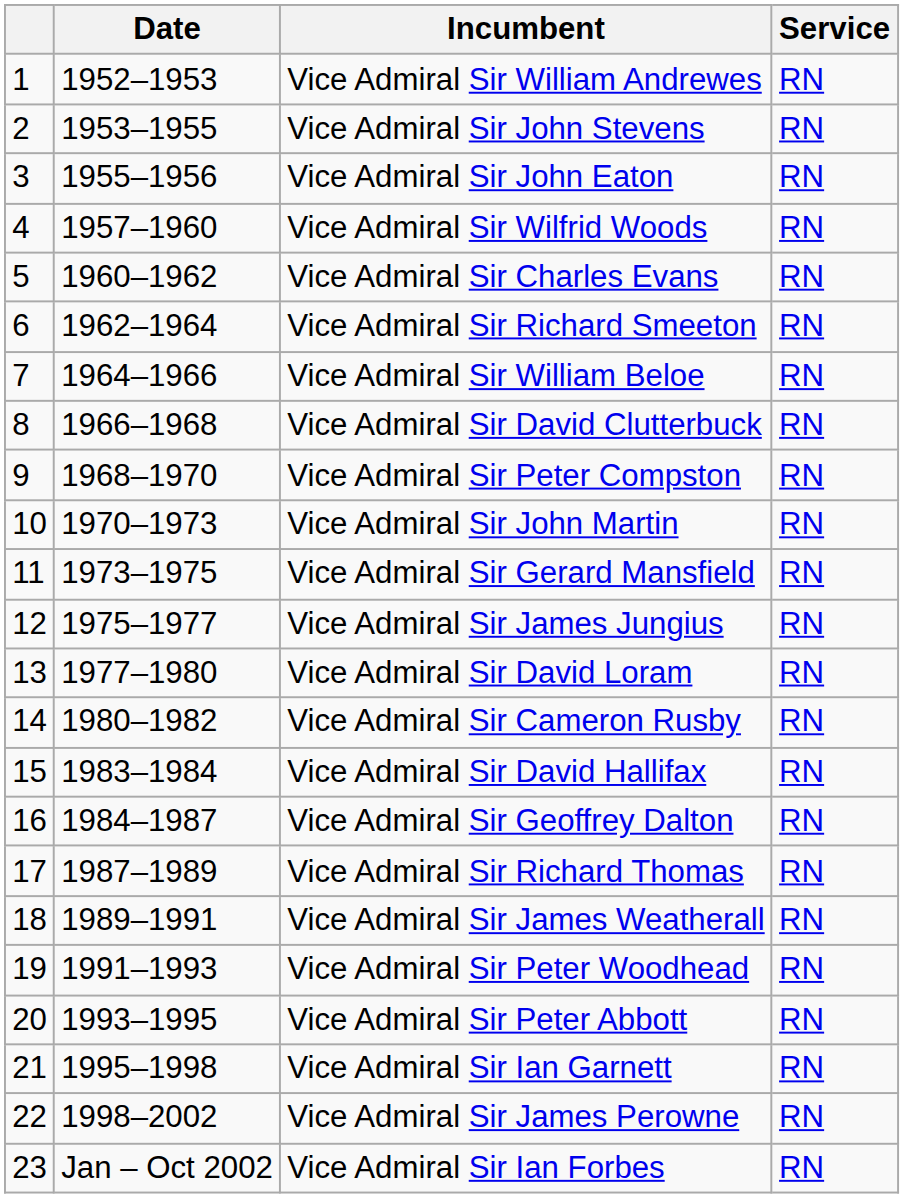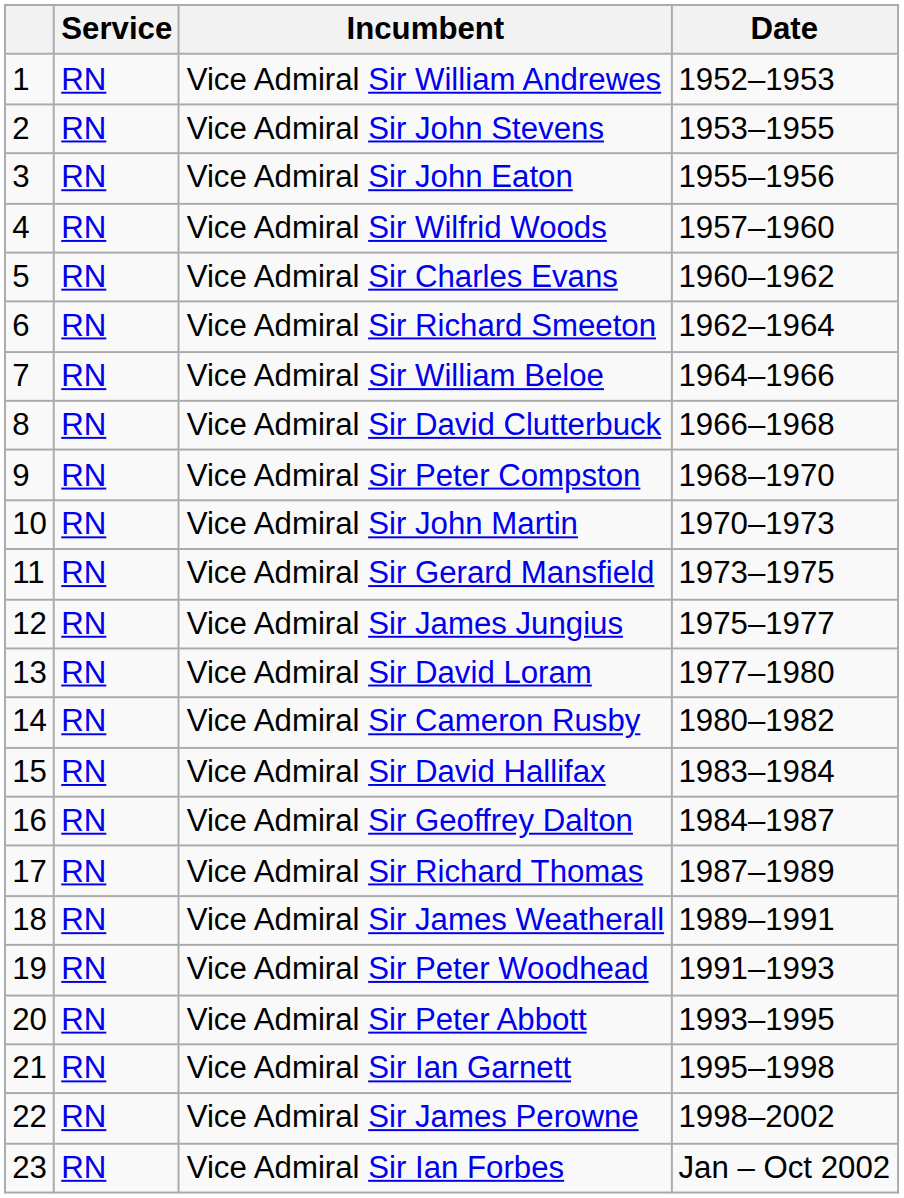columns swapped: (167, 29) <-> (835, 29)
